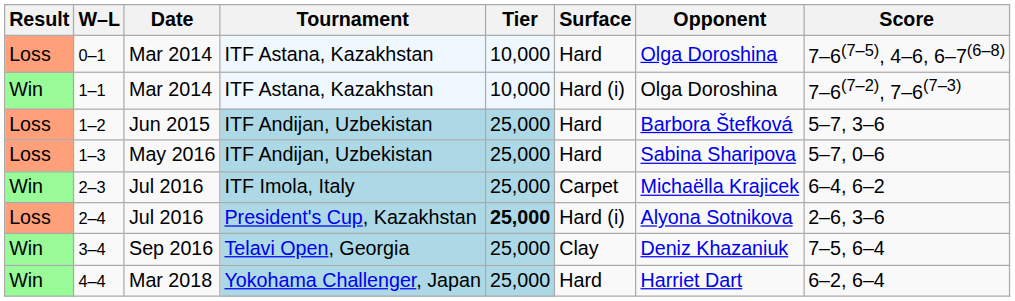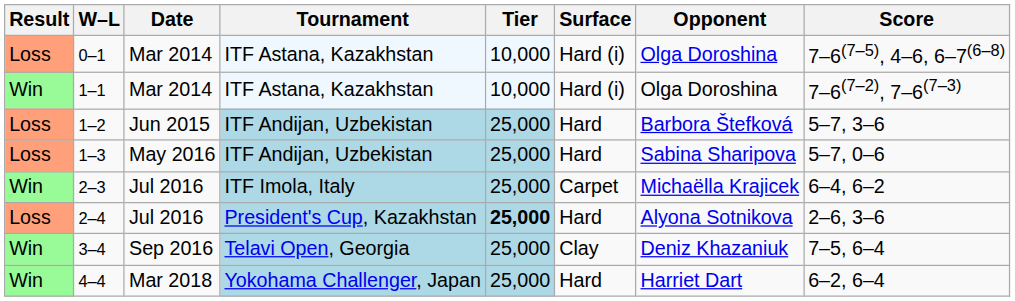(581, 53) Hard -> (592, 53) Hard (i)
(592, 218) Hard (i) -> (581, 218) Hard
